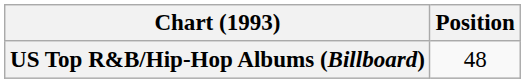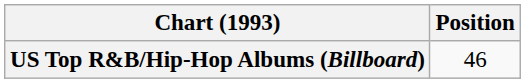(475, 59) 48 -> (475, 59) 46
